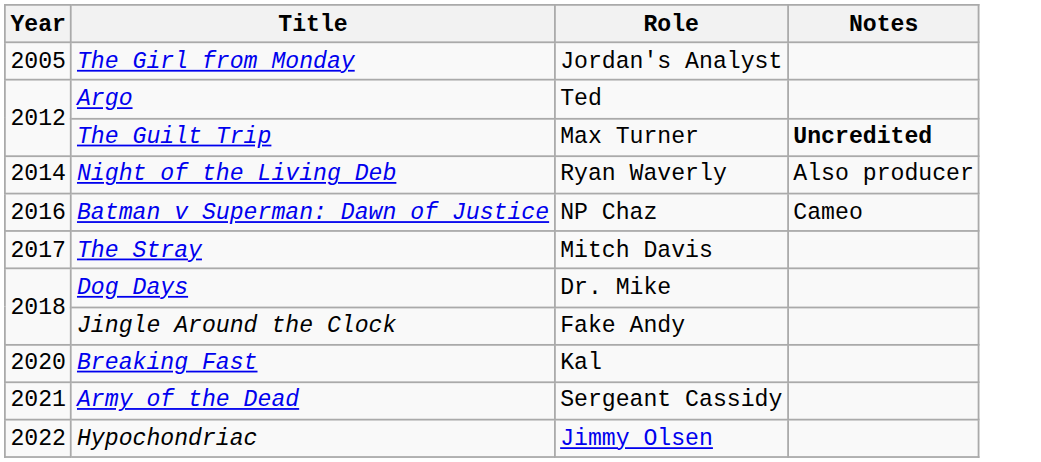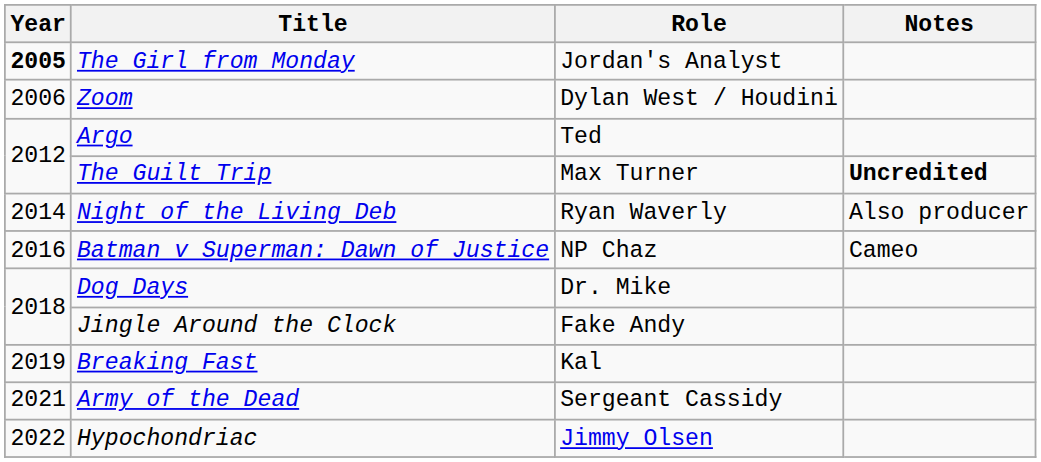(38, 61) normal -> (38, 61) bold
+ row: (105, 99)
- row: (139, 250)
(38, 363) 2020 -> (38, 363) 2019
